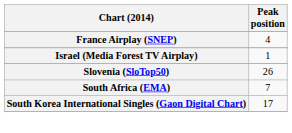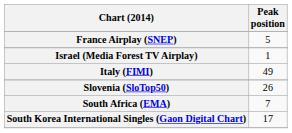(268, 39) 4 -> (268, 39) 5
+ row: (126, 71)
